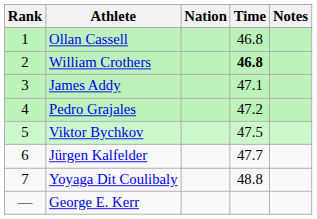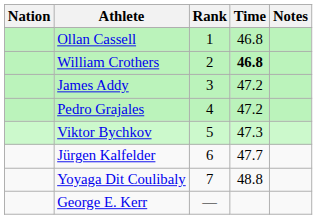columns swapped: (25, 16) <-> (206, 16)
(250, 86) 47.1 -> (250, 86) 47.2
(250, 132) 47.5 -> (250, 132) 47.3
